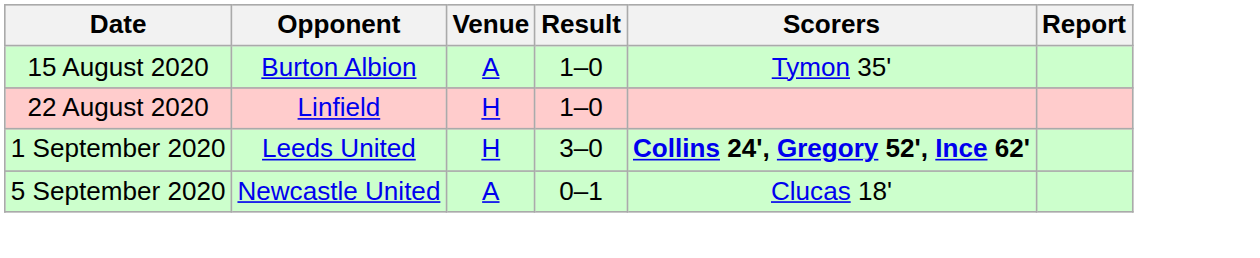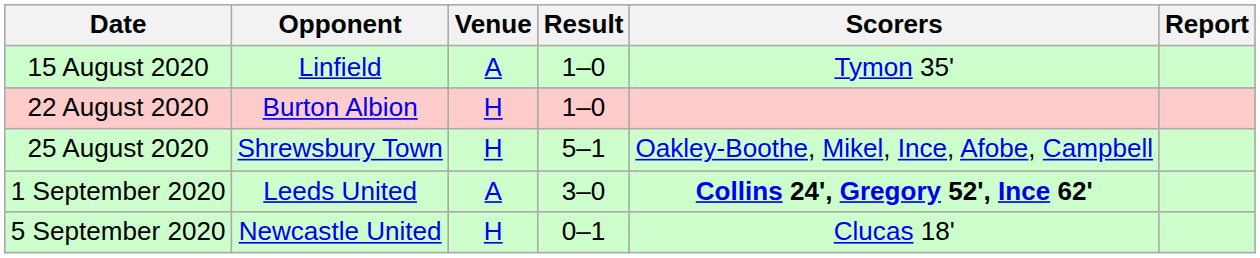(339, 66) Burton Albion -> (340, 66) Linfield
(339, 107) Linfield -> (340, 107) Burton Albion
+ row: (118, 149)
(491, 149) H -> (493, 190) A
(491, 190) A -> (493, 231) H
